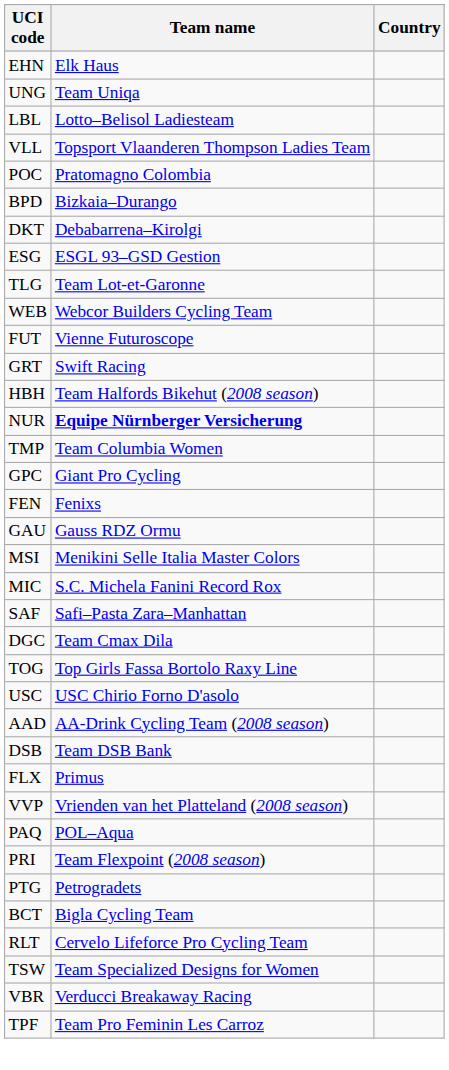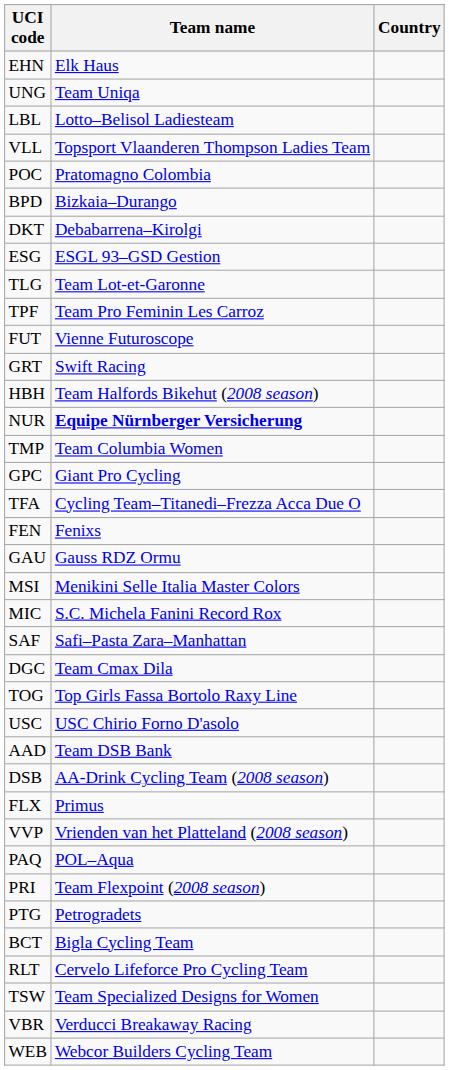rows swapped: (23, 1024) <-> (28, 311)
+ row: (24, 503)
(192, 722) AA-Drink Cycling Team (2008 season) -> (113, 750) Team DSB Bank
(113, 750) Team DSB Bank -> (192, 777) AA-Drink Cycling Team (2008 season)
